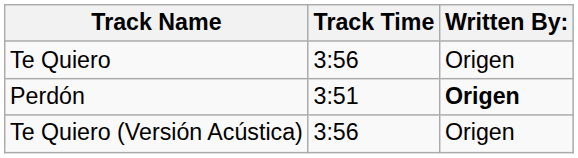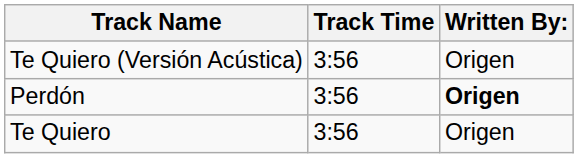rows swapped: (60, 59) <-> (156, 133)
(336, 96) 3:51 -> (336, 96) 3:56
